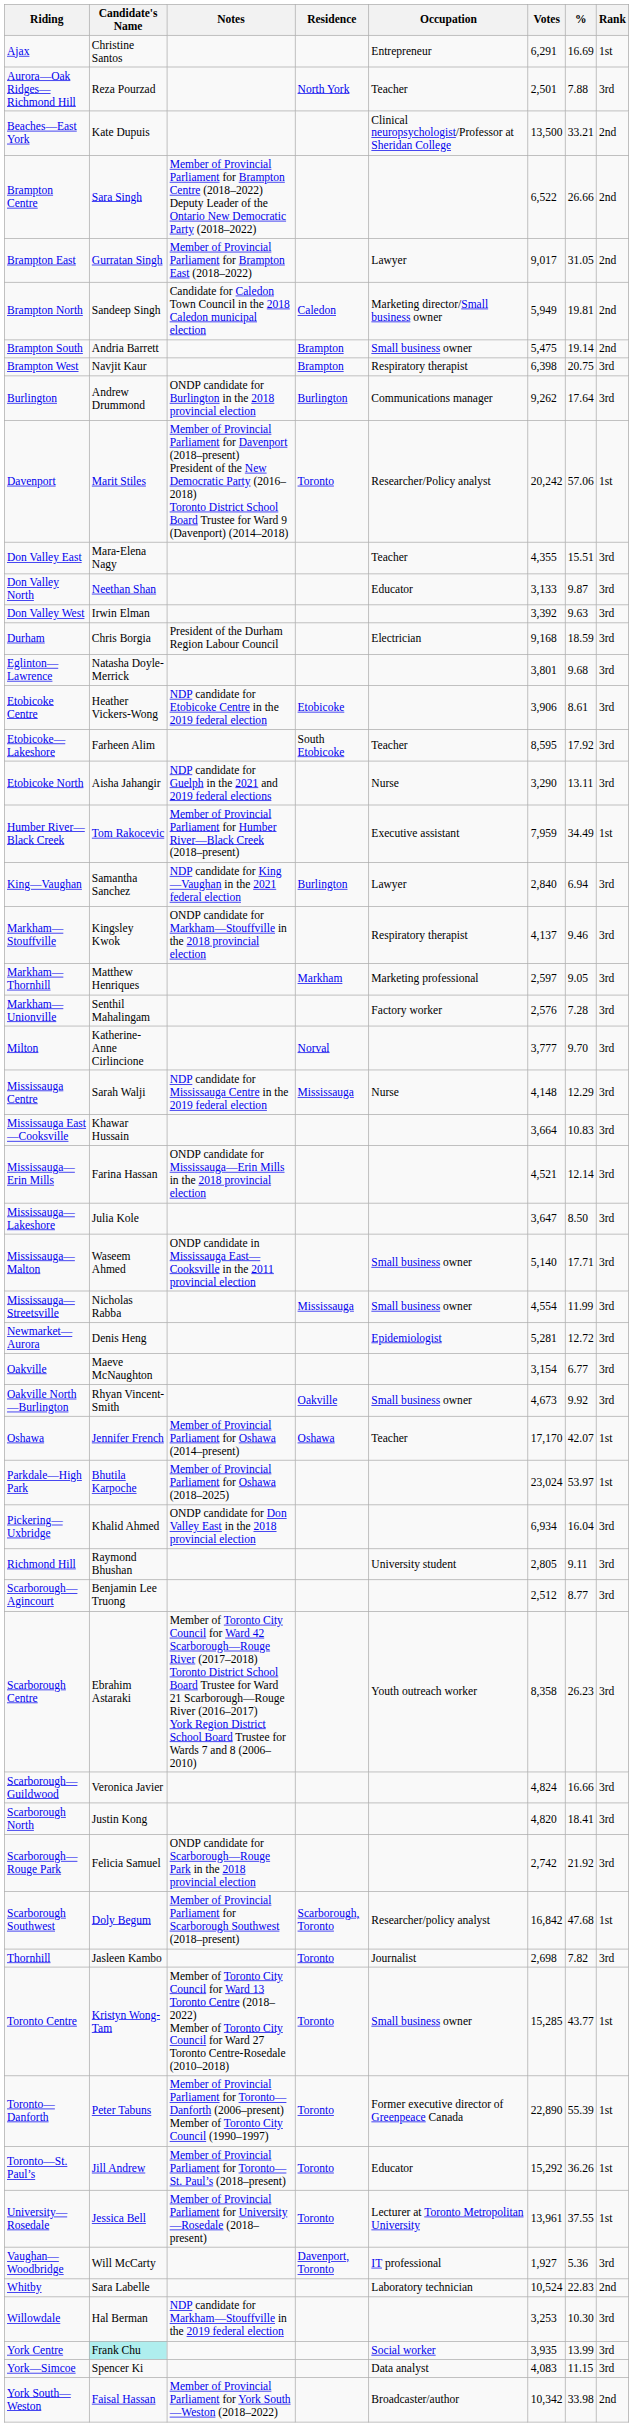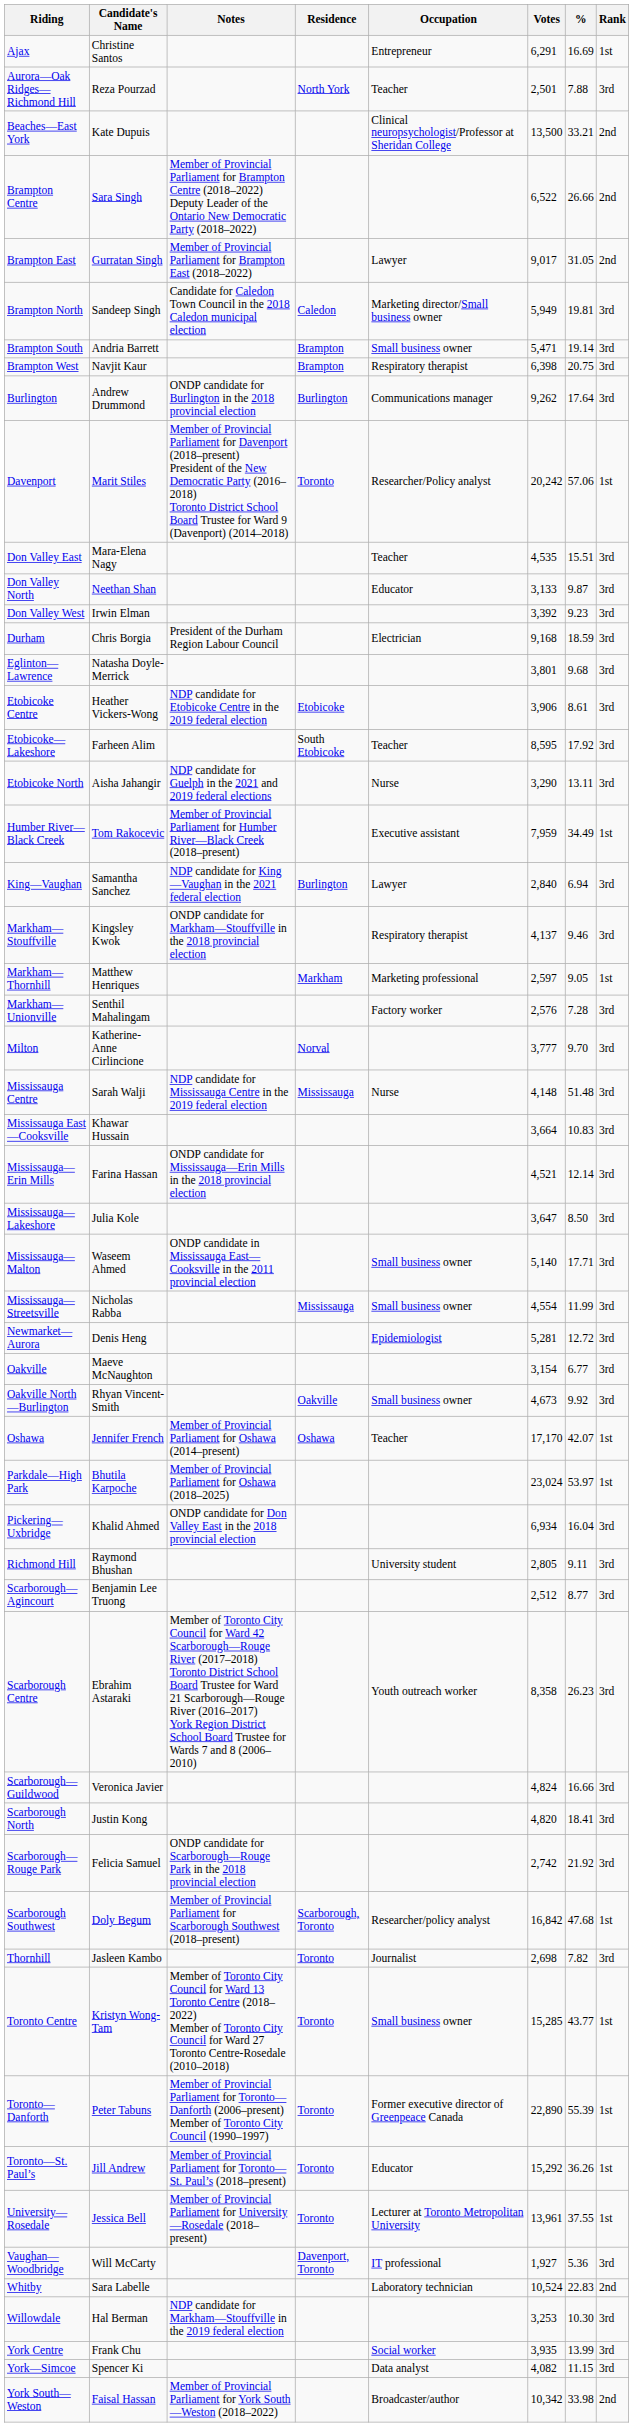(608, 311) 2nd -> (607, 311) 3rd
(544, 348) 5,475 -> (544, 348) 5,471
(608, 348) 2nd -> (607, 348) 3rd
(544, 558) 4,355 -> (544, 558) 4,535
(578, 614) 9.63 -> (578, 614) 9.23
(607, 979) 3rd -> (606, 979) 1st
(581, 1092) 12.29 -> (581, 1092) 51.48
(116, 2350) paleturquoise background -> (116, 2350) no background
(544, 2368) 4,083 -> (544, 2368) 4,082
